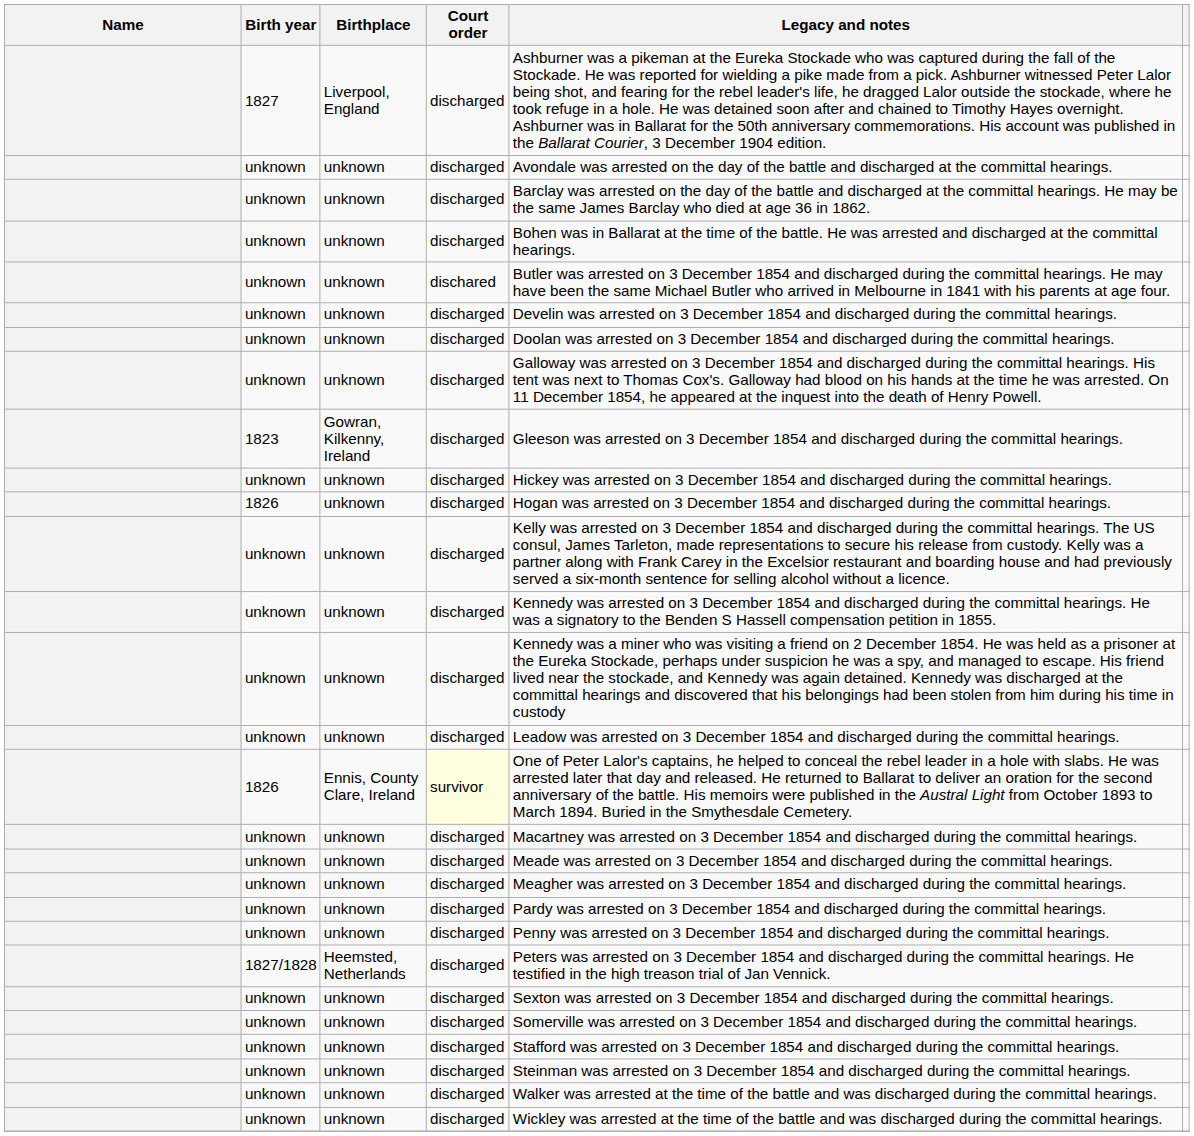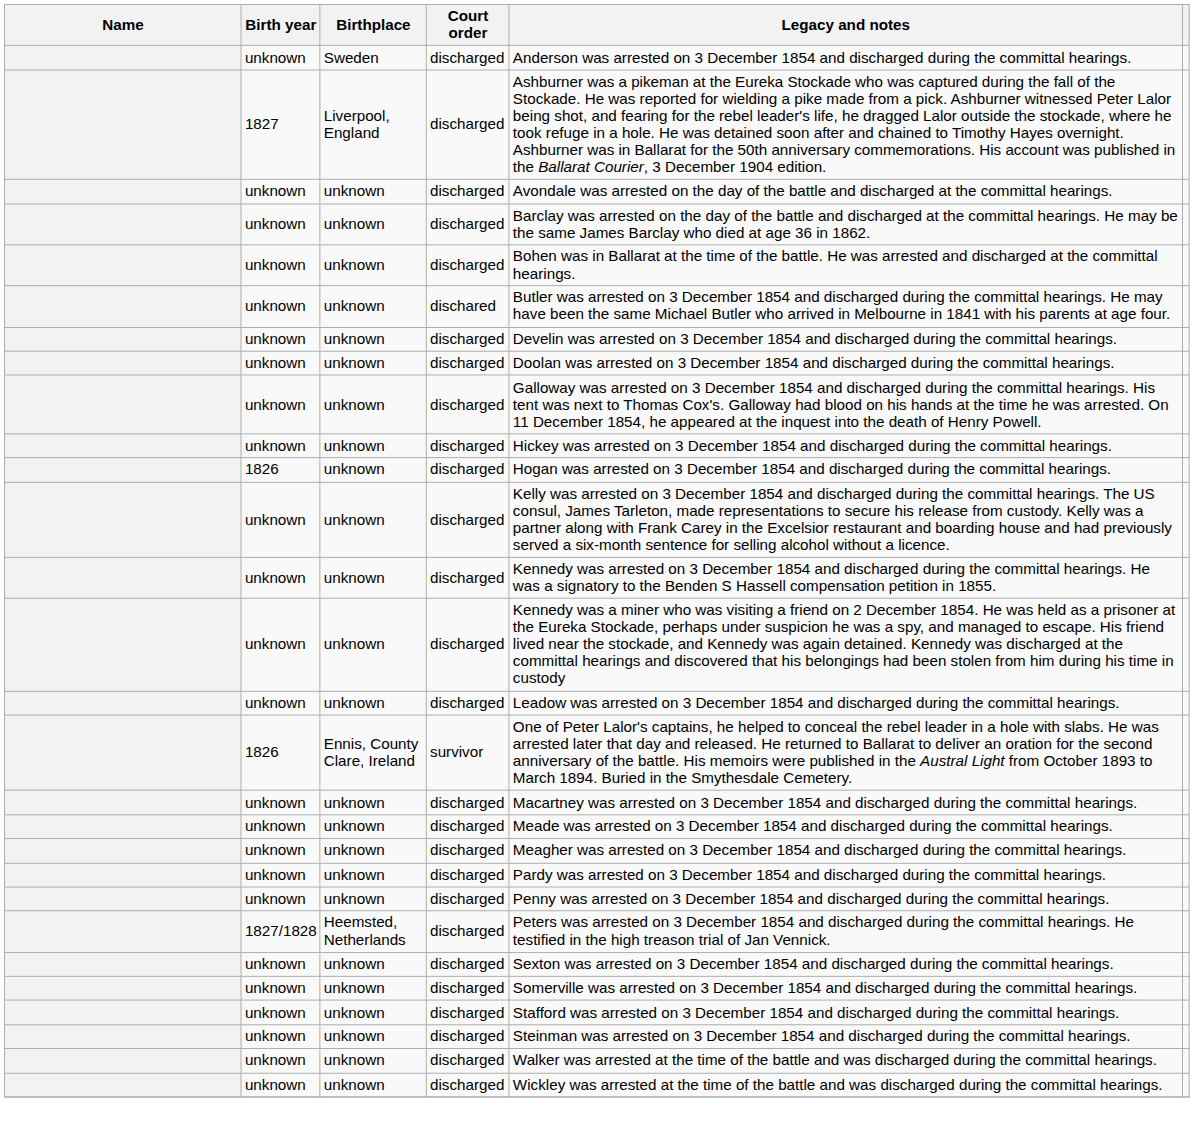+ row: (275, 57)
- row: (262, 438)
(457, 787) lightyellow background -> (457, 752) no background
